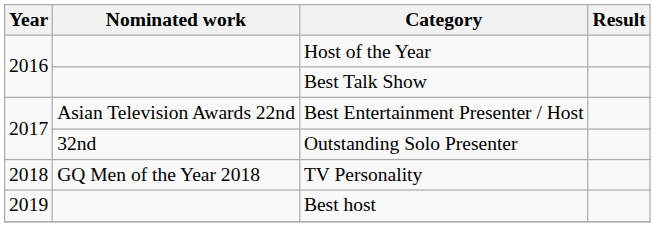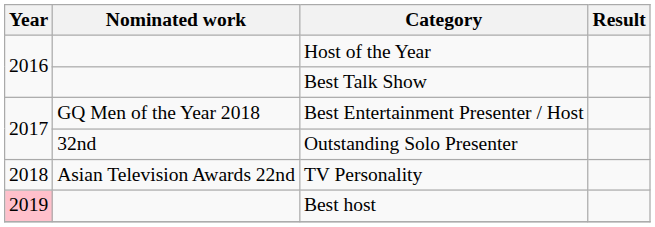(176, 112) Asian Television Awards 22nd -> (159, 112) GQ Men of the Year 2018
(159, 174) GQ Men of the Year 2018 -> (176, 174) Asian Television Awards 22nd
(29, 205) no background -> (29, 205) pink background
